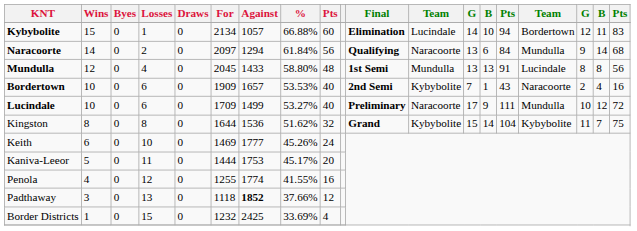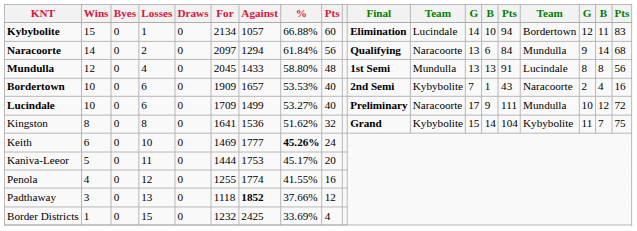(225, 123) 1644 -> (225, 123) 1641
(300, 142) normal -> (301, 142) bold
